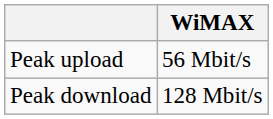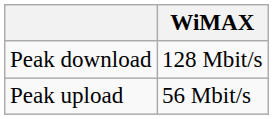rows swapped: (81, 95) <-> (67, 59)
